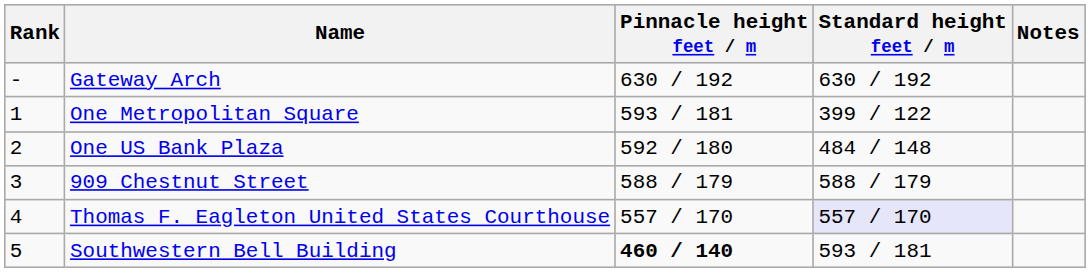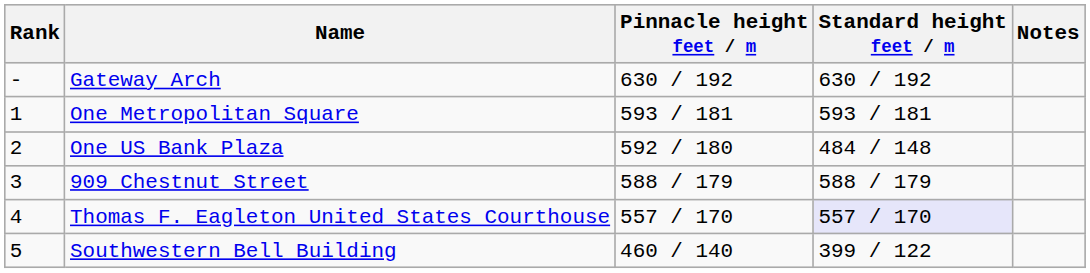(875, 114) 399 / 122 -> (875, 114) 593 / 181
(677, 251) bold -> (677, 251) normal
(875, 251) 593 / 181 -> (875, 251) 399 / 122
